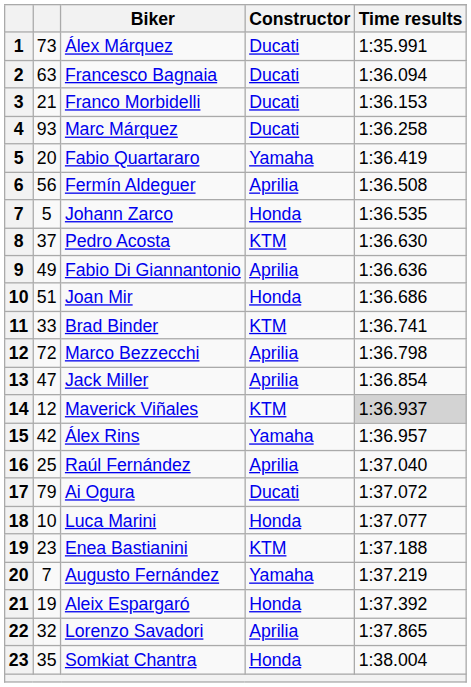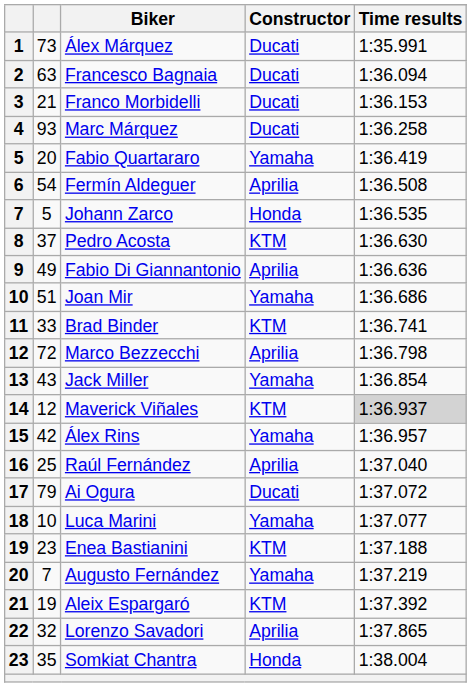(47, 185) 56 -> (47, 185) 54
(275, 297) Honda -> (281, 297) Yamaha
(47, 380) 47 -> (47, 380) 43
(274, 380) Aprilia -> (281, 380) Yamaha
(275, 520) Honda -> (281, 520) Yamaha
(275, 603) Honda -> (268, 603) KTM
